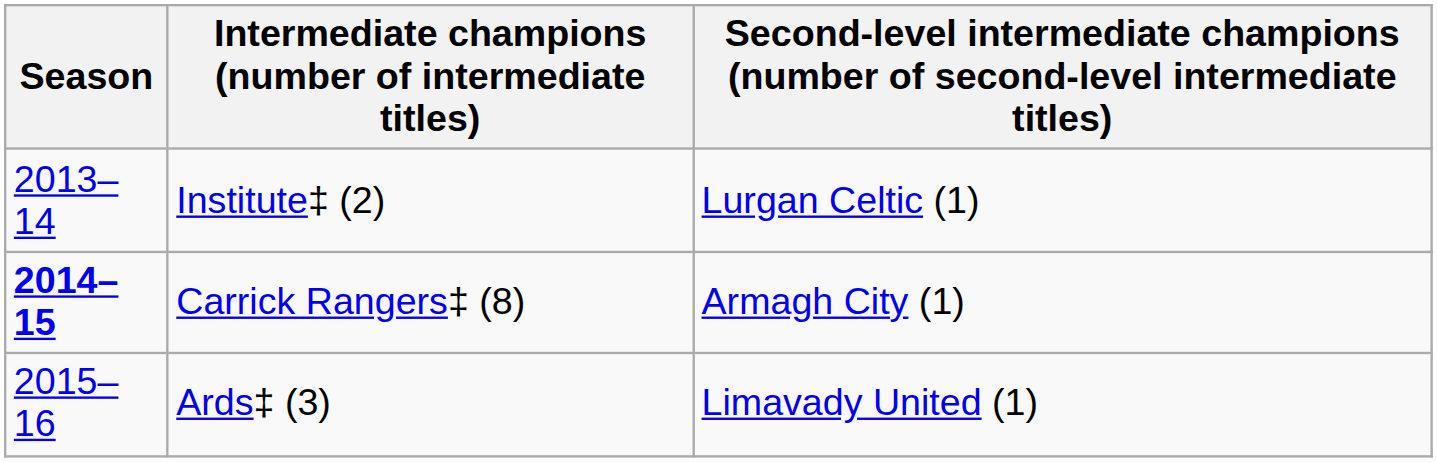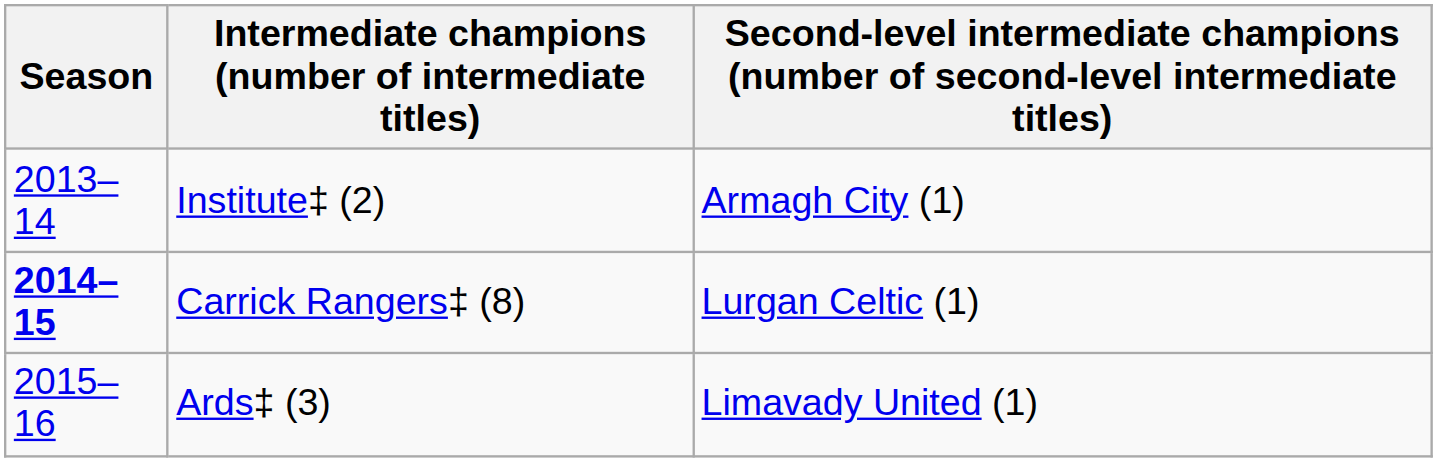(841, 199) Lurgan Celtic (1) -> (833, 199) Armagh City (1)
(833, 301) Armagh City (1) -> (841, 301) Lurgan Celtic (1)
